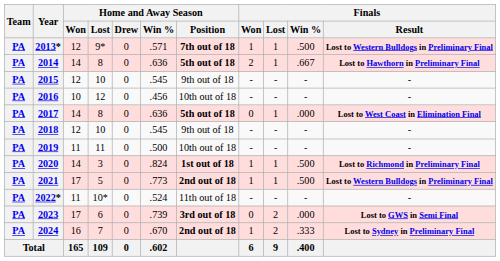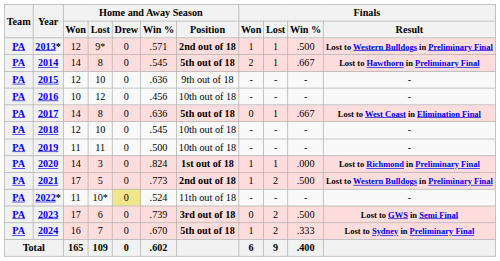(208, 46) 7th out of 18 -> (208, 46) 2nd out of 18
(158, 63) .636 -> (158, 63) .545
(158, 80) .545 -> (158, 80) .636
(306, 113) .000 -> (306, 113) .667
(208, 130) 9th out of 18 -> (208, 130) 10th out of 18
(306, 164) .500 -> (306, 164) .000
(276, 181) 1 -> (276, 181) 2
(126, 197) no background -> (126, 197) khaki background
(306, 214) .000 -> (306, 214) .500
(208, 231) 2nd out of 18 -> (208, 231) 5th out of 18
